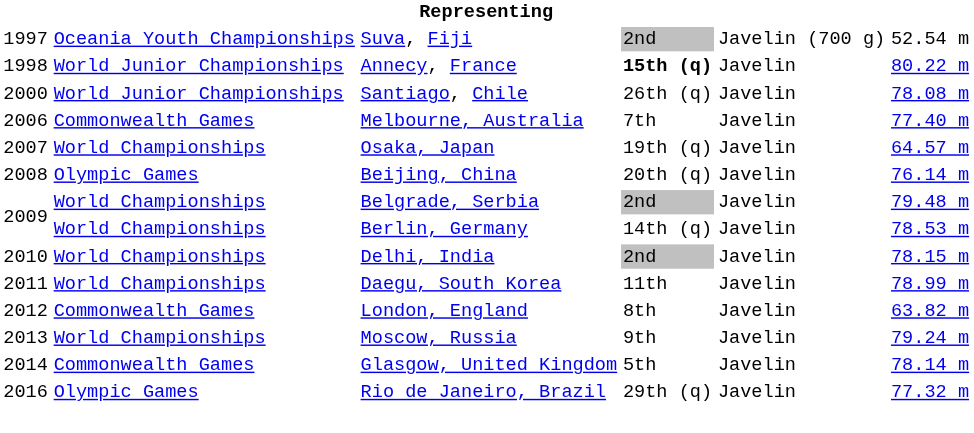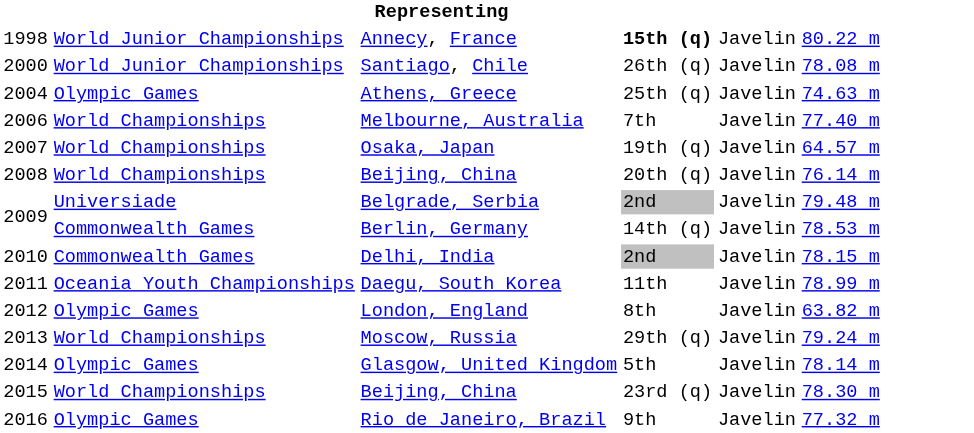- row: (26, 39)
+ row: (26, 94)
(154, 121) Commonwealth Games -> (160, 121) World Championships
(126, 175) Olympic Games -> (160, 175) World Championships
(160, 202) World Championships -> (115, 202) Universiade
(160, 229) World Championships -> (154, 229) Commonwealth Games
(160, 257) World Championships -> (154, 257) Commonwealth Games
(160, 284) World Championships -> (204, 284) Oceania Youth Championships
(154, 311) Commonwealth Games -> (126, 311) Olympic Games
(640, 338) 9th -> (668, 338) 29th (q)
(154, 365) Commonwealth Games -> (126, 365) Olympic Games
+ row: (26, 392)
(668, 392) 29th (q) -> (640, 420) 9th
